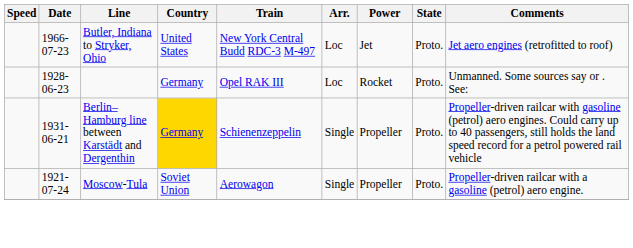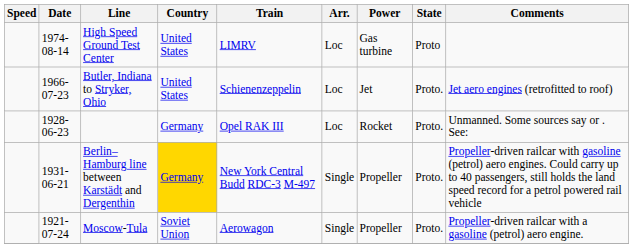+ row: (55, 44)
(267, 44) New York Central Budd RDC-3 M-497 -> (260, 89) Schienenzeppelin
(260, 133) Schienenzeppelin -> (267, 177) New York Central Budd RDC-3 M-497
